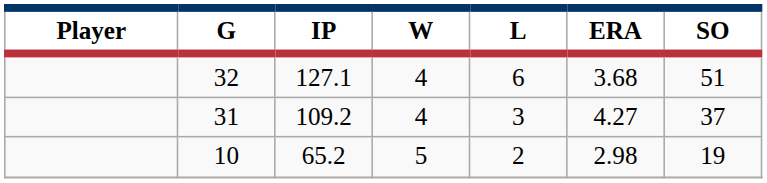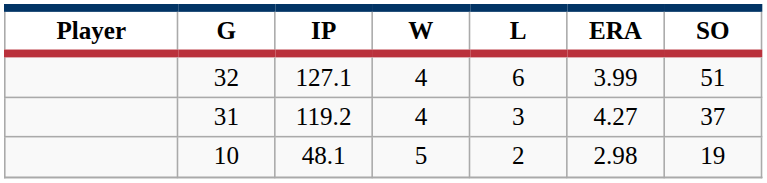(615, 76) 3.68 -> (615, 76) 3.99
(324, 116) 109.2 -> (324, 116) 119.2
(324, 156) 65.2 -> (324, 156) 48.1
